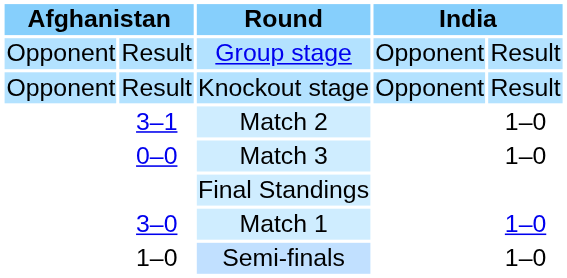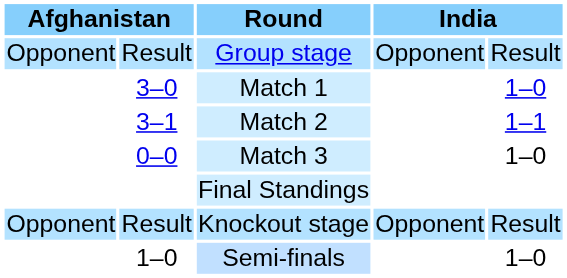rows swapped: (284, 223) <-> (284, 87)
(526, 121) 1–0 -> (526, 121) 1–1
